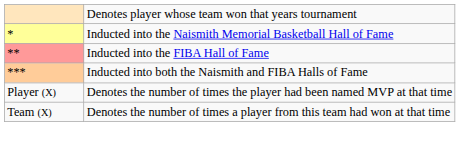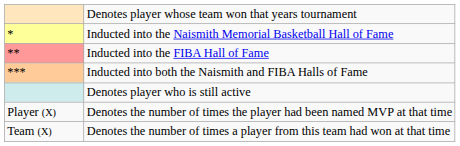+ row: (169, 92)
